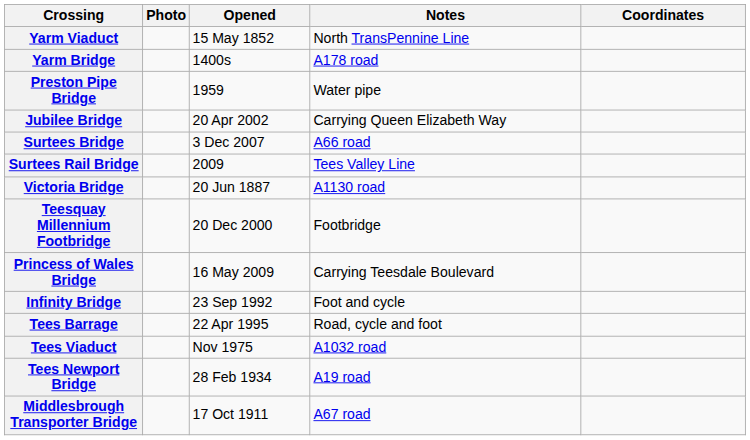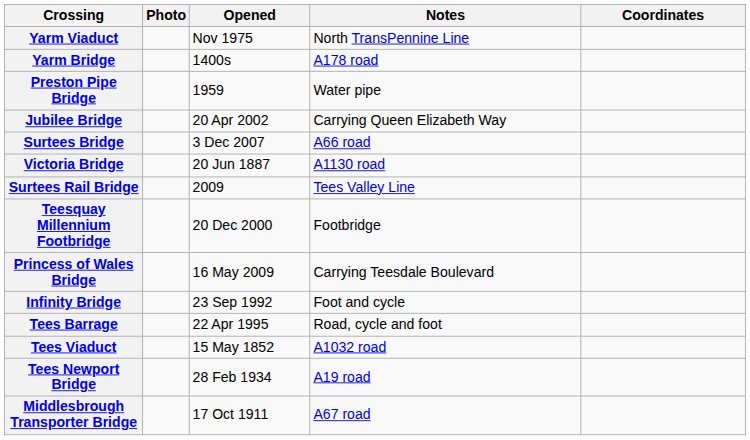(233, 37) 15 May 1852 -> (223, 37) Nov 1975
rows swapped: (74, 165) <-> (74, 187)
(223, 346) Nov 1975 -> (233, 346) 15 May 1852
